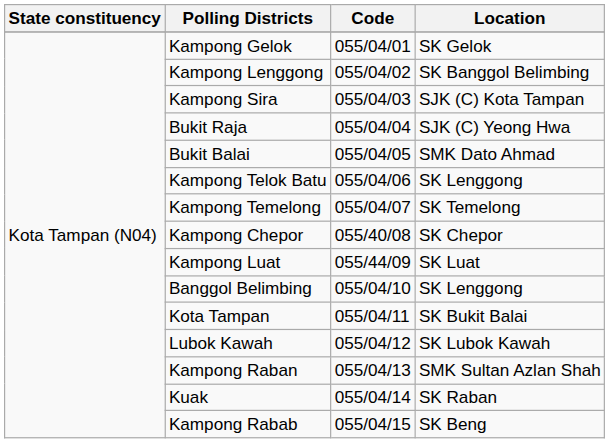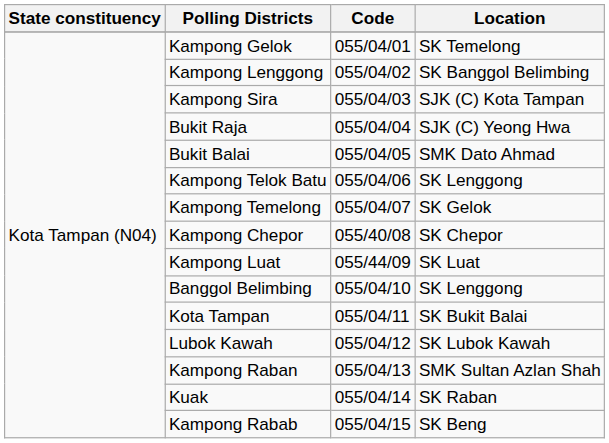(455, 46) SK Gelok -> (470, 46) SK Temelong
(470, 208) SK Temelong -> (455, 208) SK Gelok
